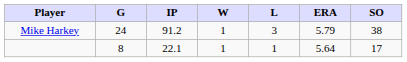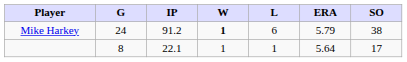(223, 30) normal -> (223, 30) bold
(274, 30) 3 -> (274, 30) 6
